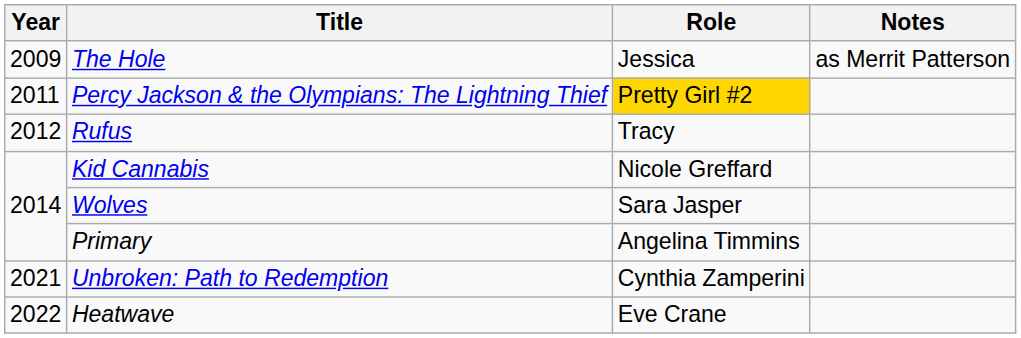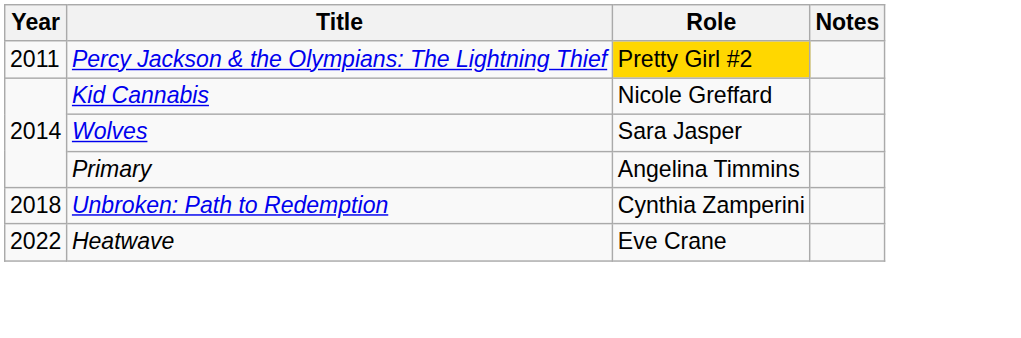- row: (119, 59)
- row: (102, 132)
(36, 278) 2021 -> (36, 205) 2018
